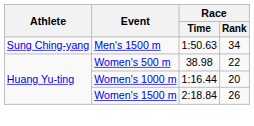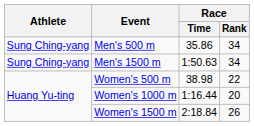+ row: (124, 46)
